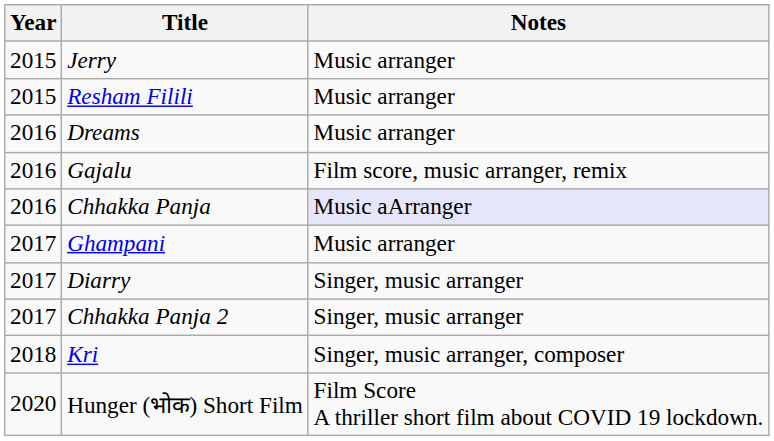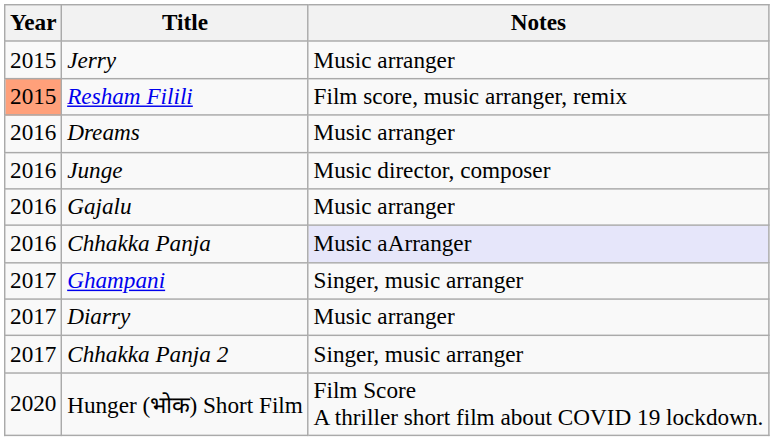(33, 96) no background -> (33, 96) lightsalmon background
(384, 96) Music arranger -> (470, 96) Film score, music arranger, remix
+ row: (95, 170)
(470, 170) Film score, music arranger, remix -> (384, 206) Music arranger
(384, 243) Music arranger -> (418, 280) Singer, music arranger
(418, 280) Singer, music arranger -> (384, 317) Music arranger
- row: (83, 354)
